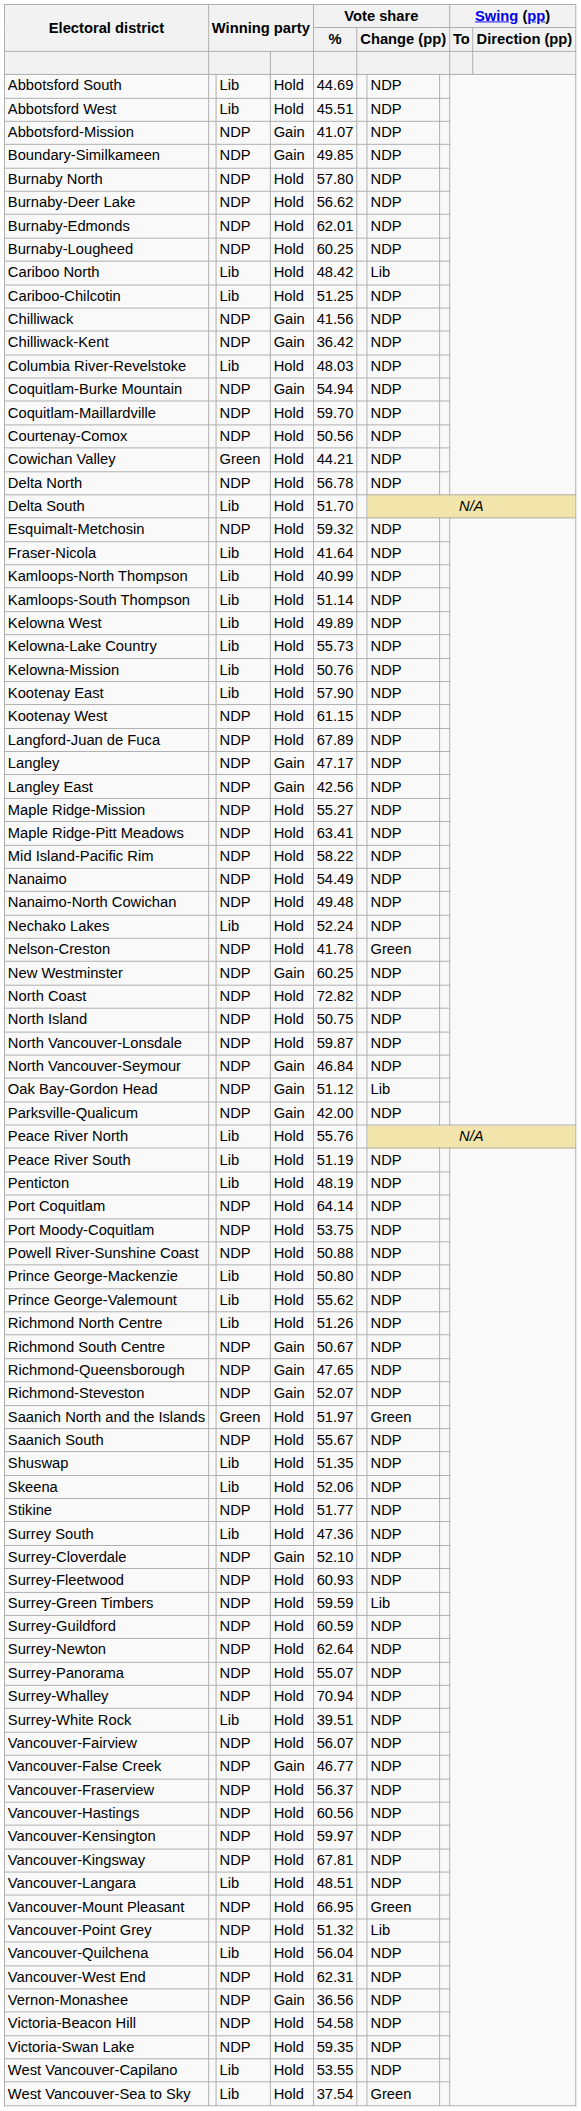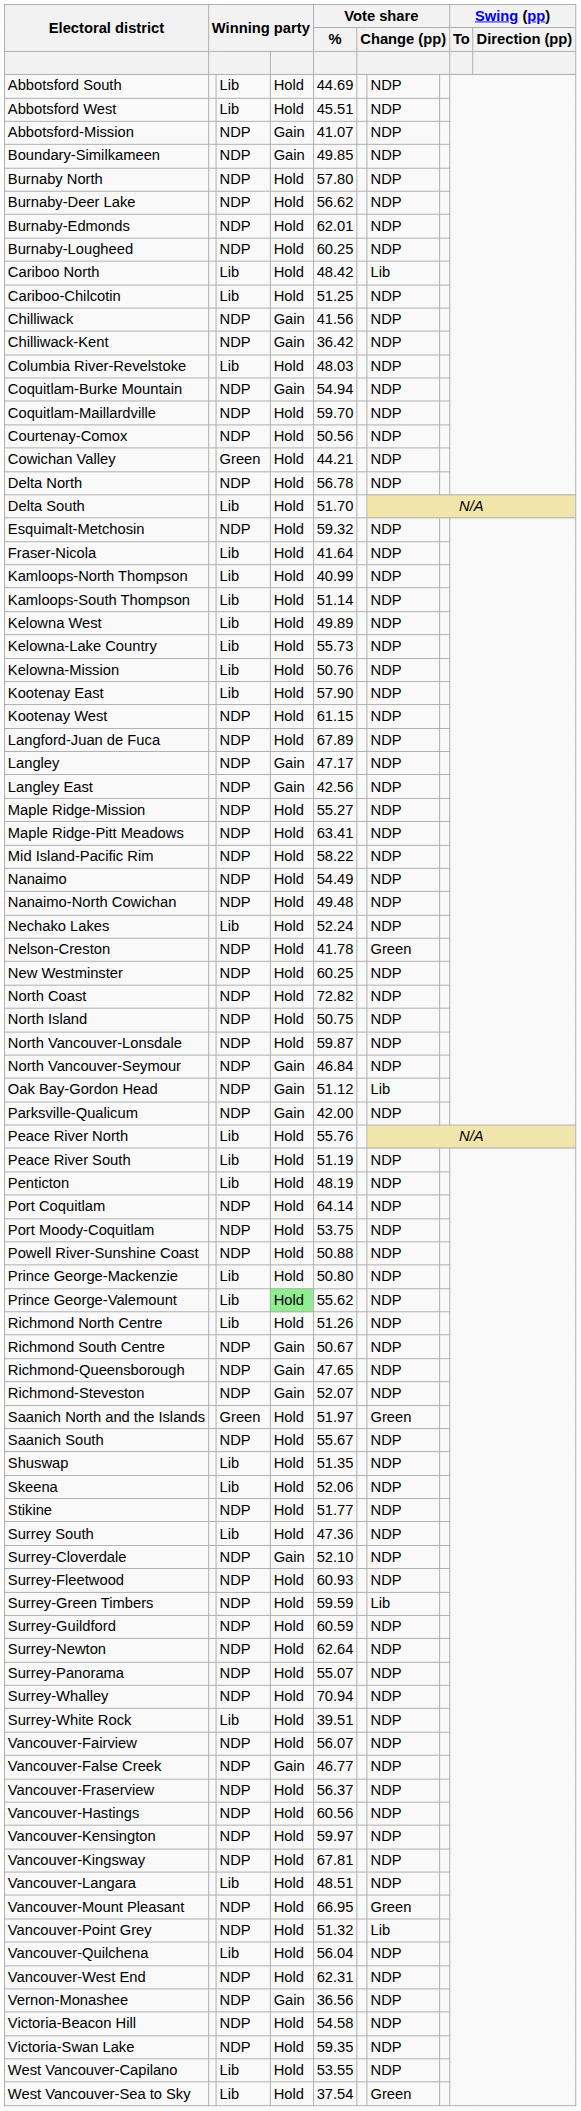(289, 973) Gain -> (289, 973) Hold
(289, 1300) no background -> (289, 1300) lightgreen background
